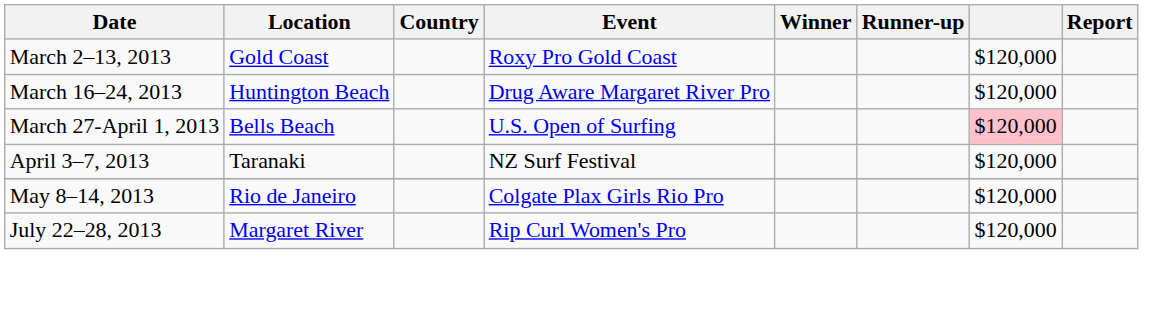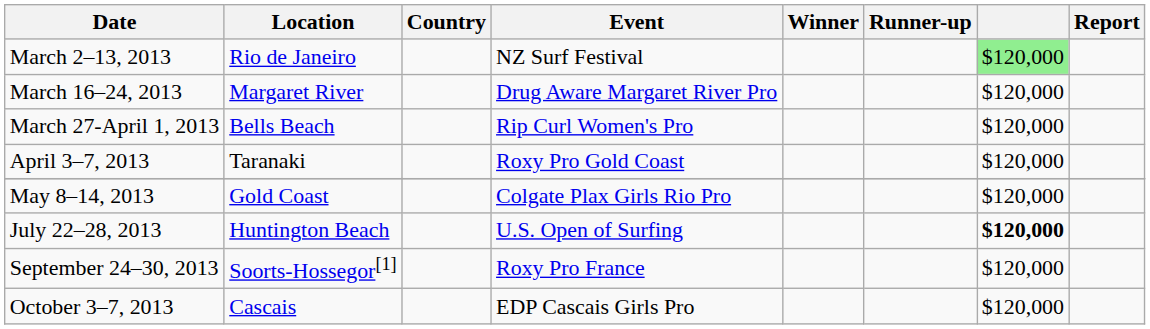(279, 56) Gold Coast -> (293, 56) Rio de Janeiro
(583, 56) Roxy Pro Gold Coast -> (570, 56) NZ Surf Festival
(1016, 56) no background -> (1023, 56) lightgreen background
(309, 91) Huntington Beach -> (296, 91) Margaret River
(582, 126) U.S. Open of Surfing -> (595, 126) Rip Curl Women's Pro
(1016, 126) pink background -> (1023, 126) no background
(562, 160) NZ Surf Festival -> (590, 160) Roxy Pro Gold Coast
(293, 195) Rio de Janeiro -> (279, 195) Gold Coast
(296, 230) Margaret River -> (309, 230) Huntington Beach
(587, 230) Rip Curl Women's Pro -> (590, 230) U.S. Open of Surfing
(1016, 230) normal -> (1023, 230) bold
+ row: (114, 268)
+ row: (92, 305)
